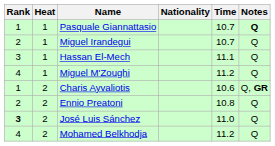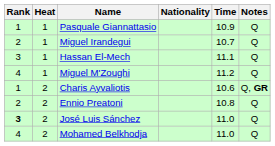(225, 27) 10.7 -> (225, 27) 10.9
(254, 27) bold -> (254, 27) normal
(225, 133) 11.2 -> (225, 133) 11.0
